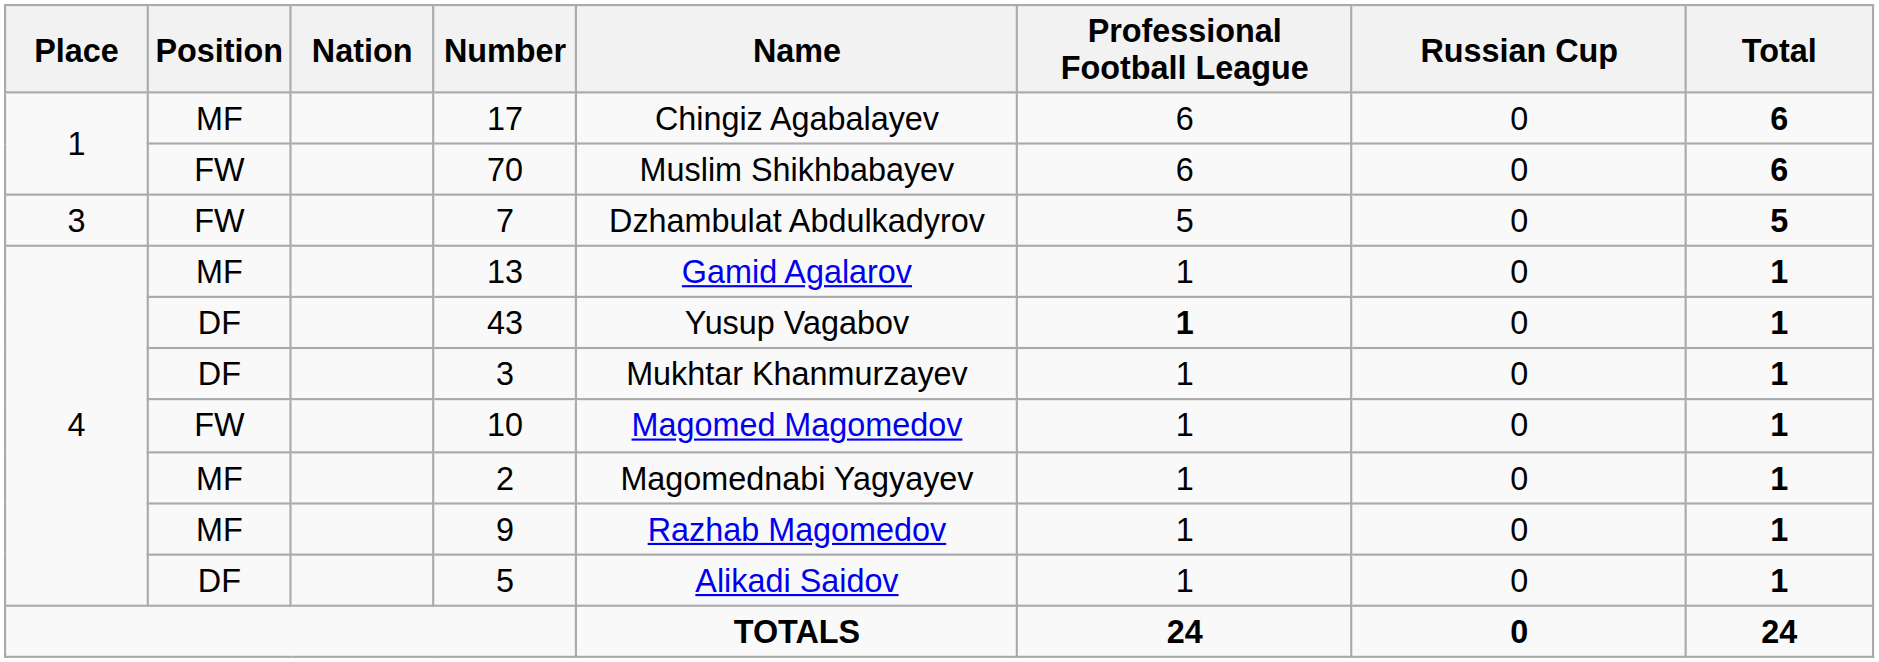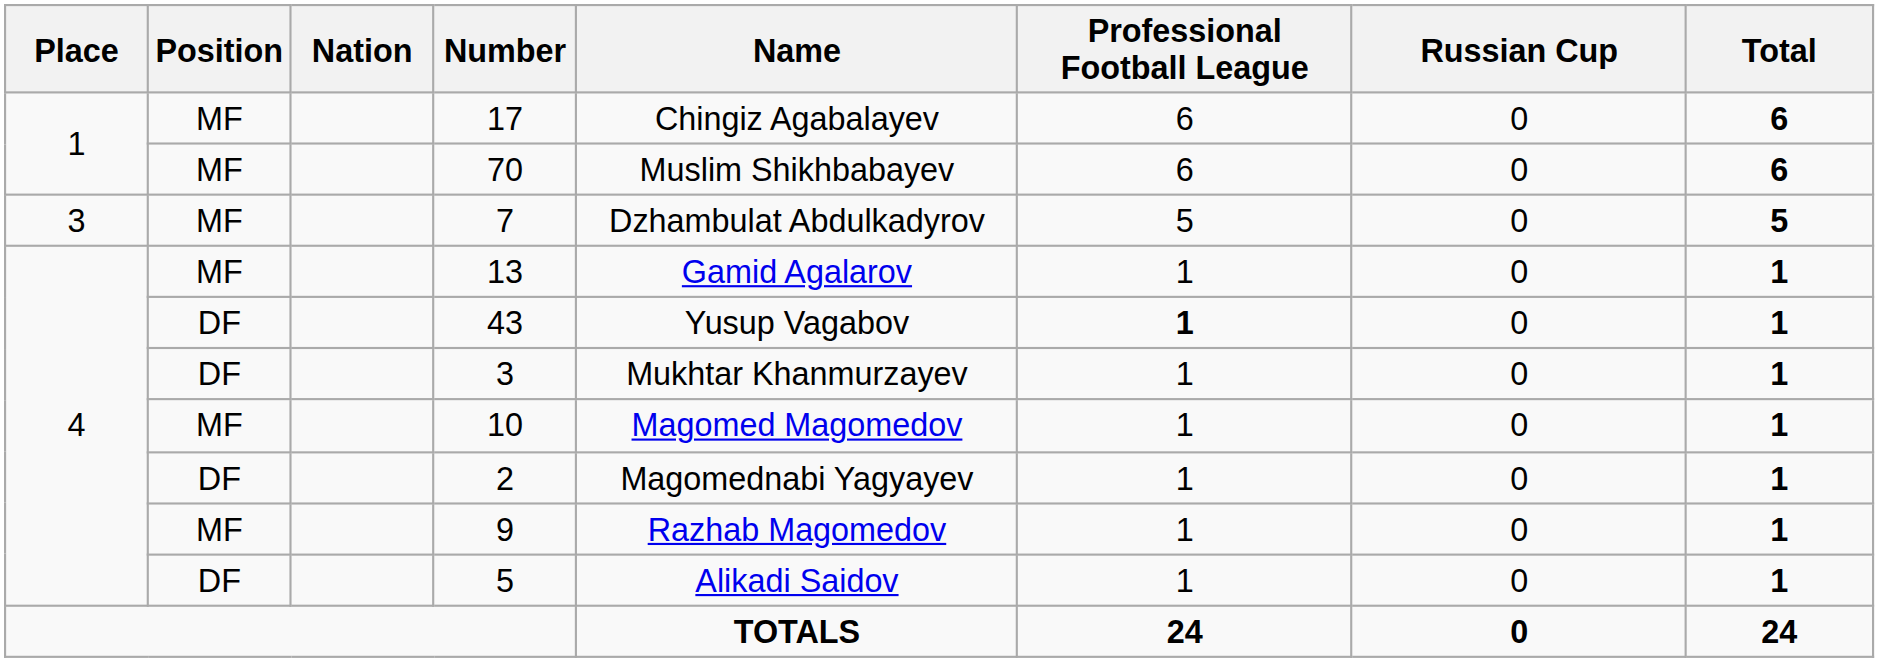(219, 170) FW -> (219, 170) MF
(219, 221) FW -> (219, 221) MF
(219, 426) FW -> (219, 426) MF
(219, 477) MF -> (219, 477) DF
